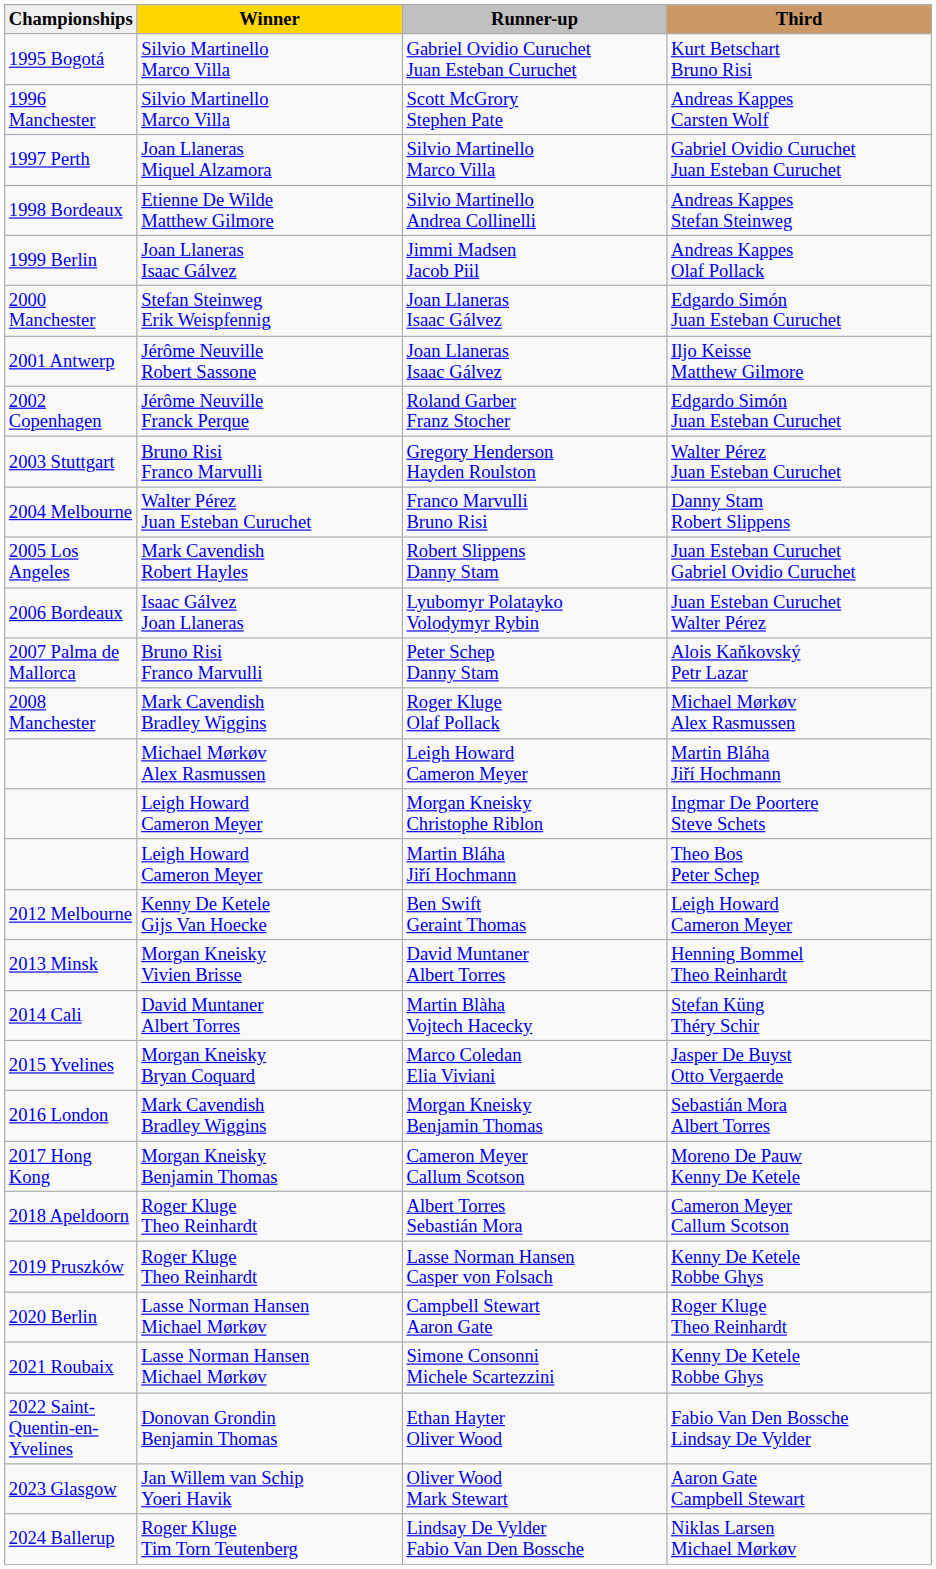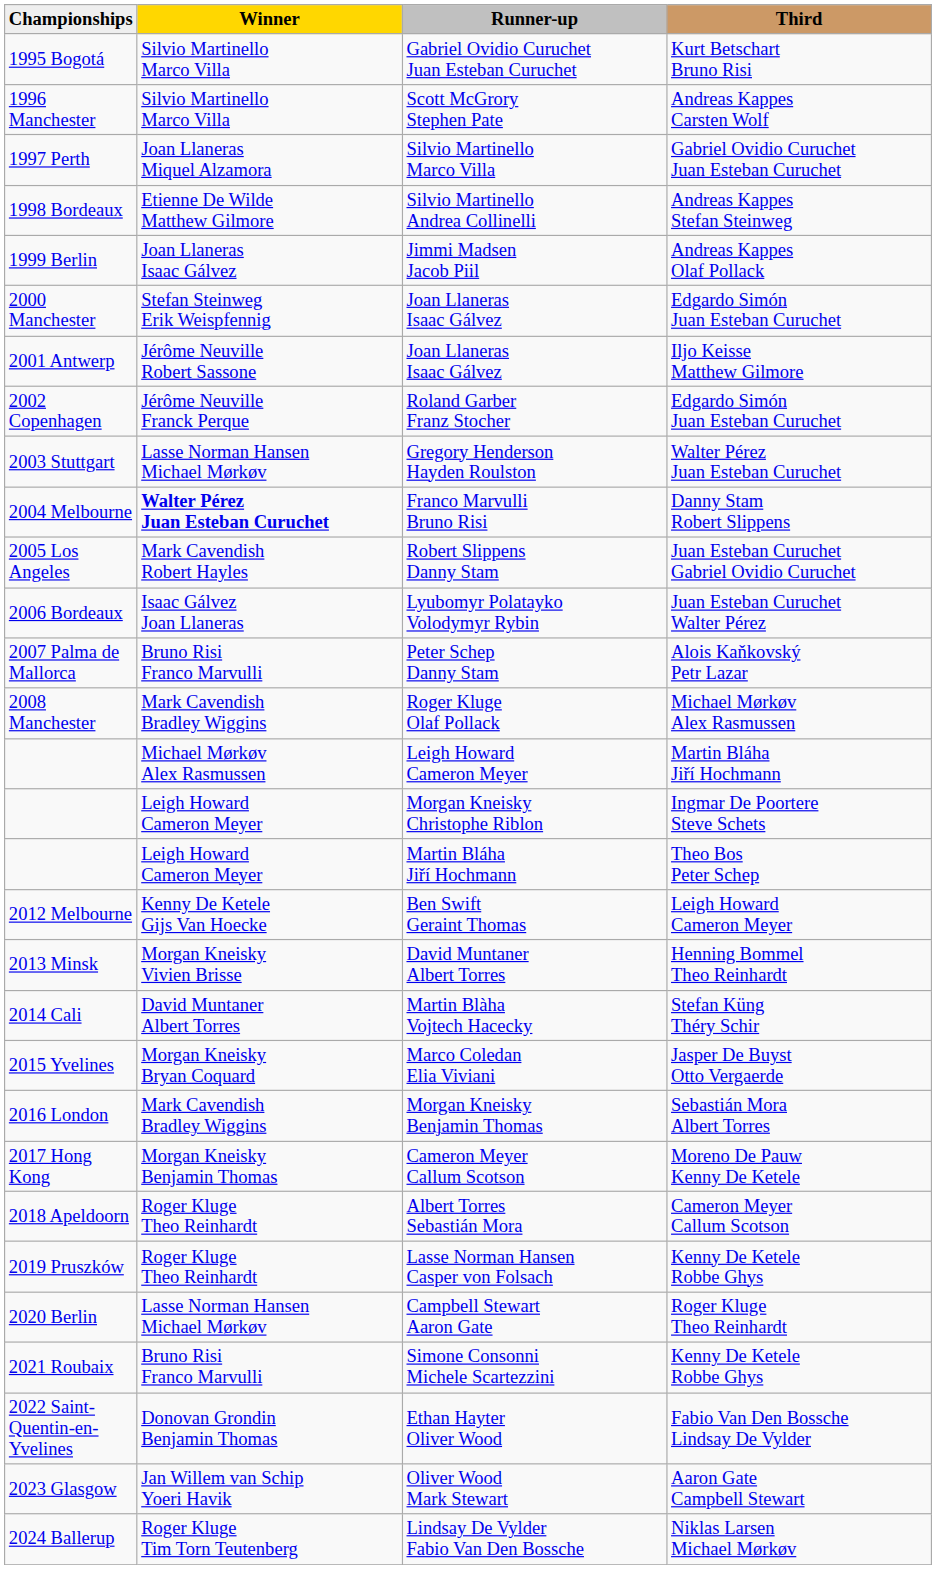(202, 461) Bruno Risi Franco Marvulli -> (225, 461) Lasse Norman Hansen Michael Mørkøv
(226, 511) normal -> (235, 511) bold
(225, 1367) Lasse Norman Hansen Michael Mørkøv -> (202, 1367) Bruno Risi Franco Marvulli
